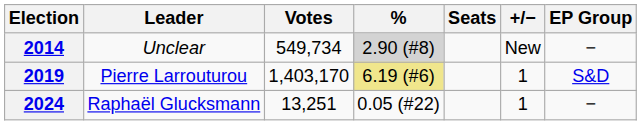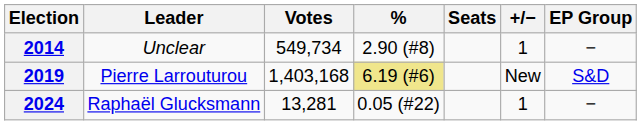(399, 47) lightgrey background -> (399, 47) no background
(523, 47) New -> (523, 47) 1
(309, 76) 1,403,170 -> (309, 76) 1,403,168
(523, 76) 1 -> (523, 76) New
(309, 104) 13,251 -> (309, 104) 13,281
